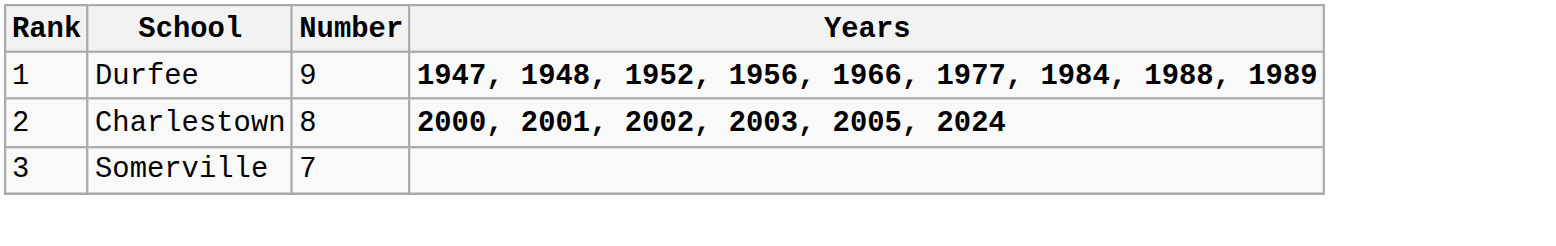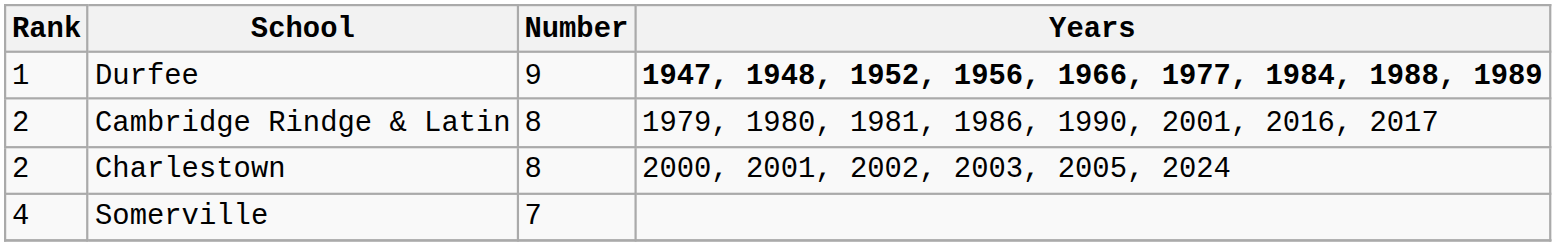+ row: (303, 123)
(711, 123) bold -> (937, 170) normal
(21, 170) 3 -> (21, 217) 4
